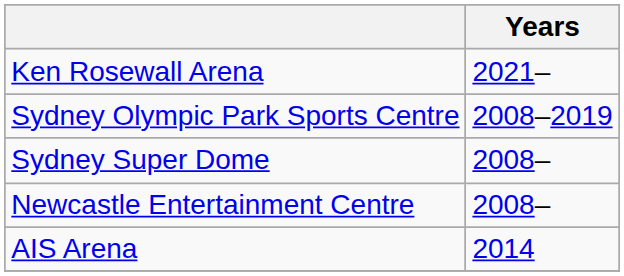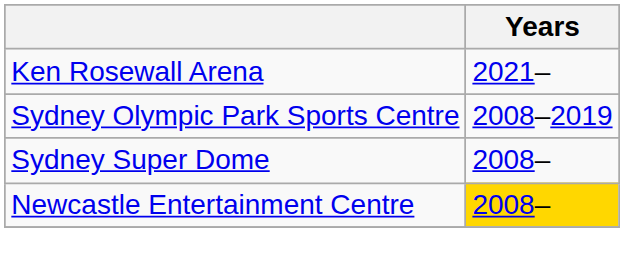(511, 204) no background -> (511, 204) gold background
- row: (74, 248)
